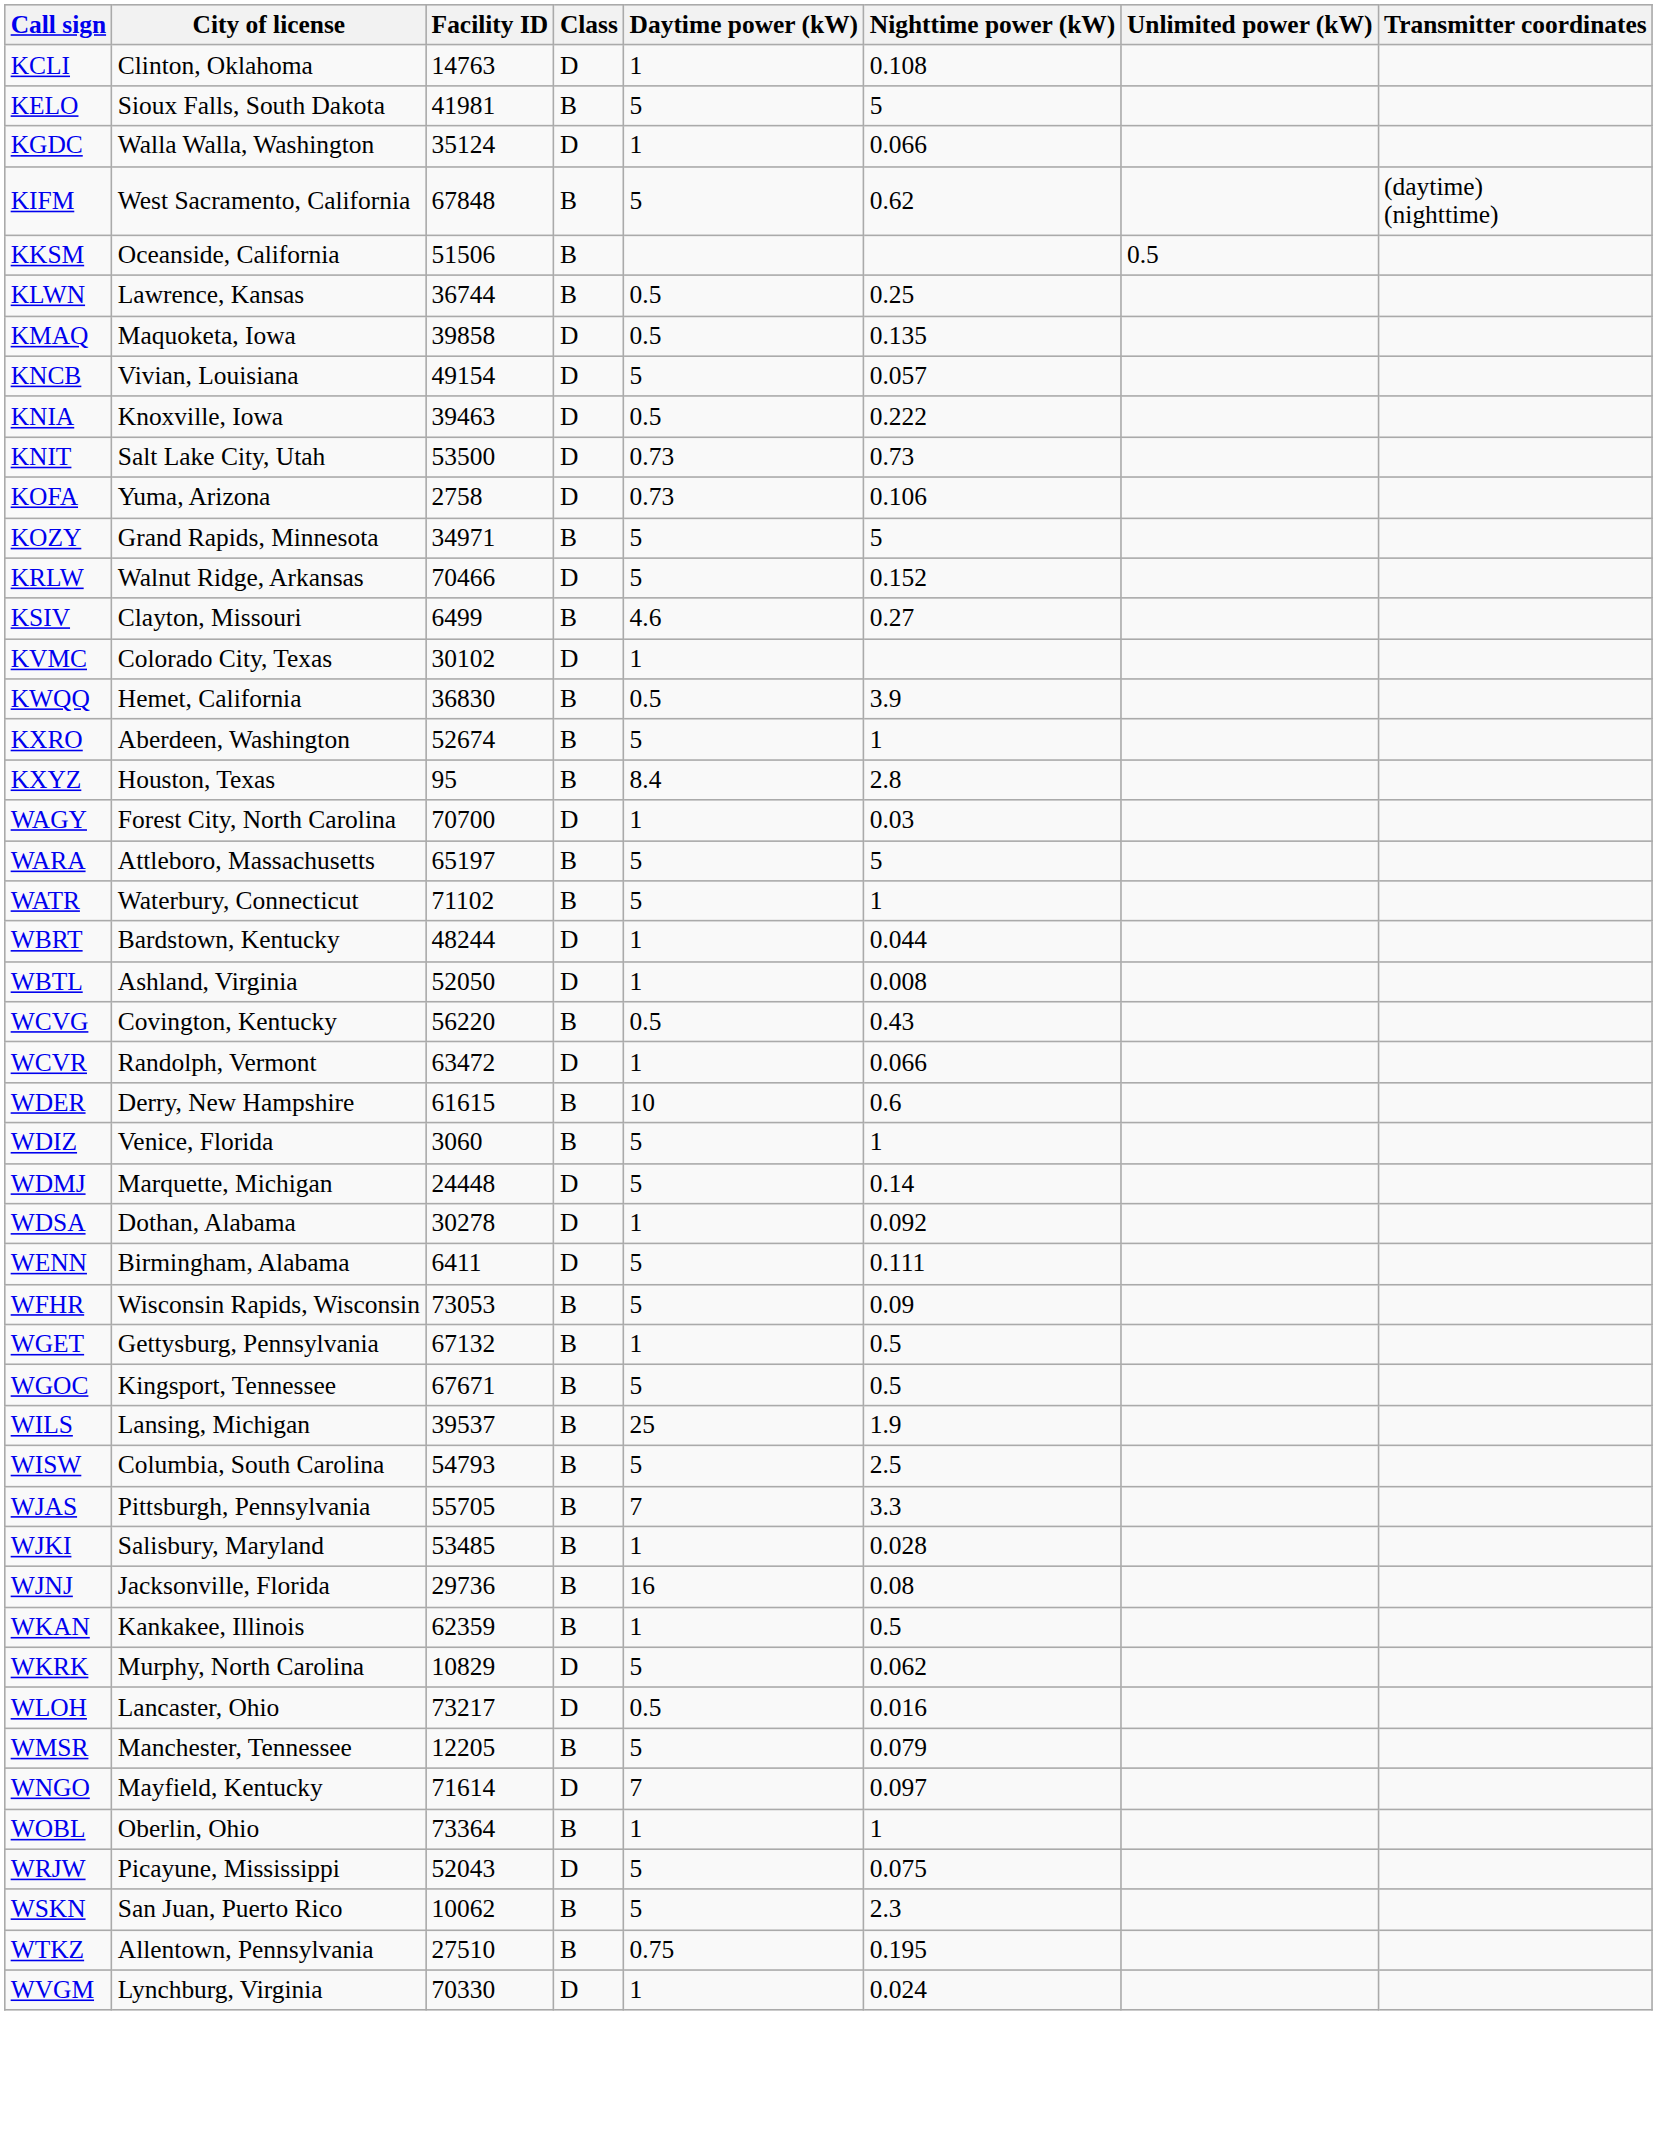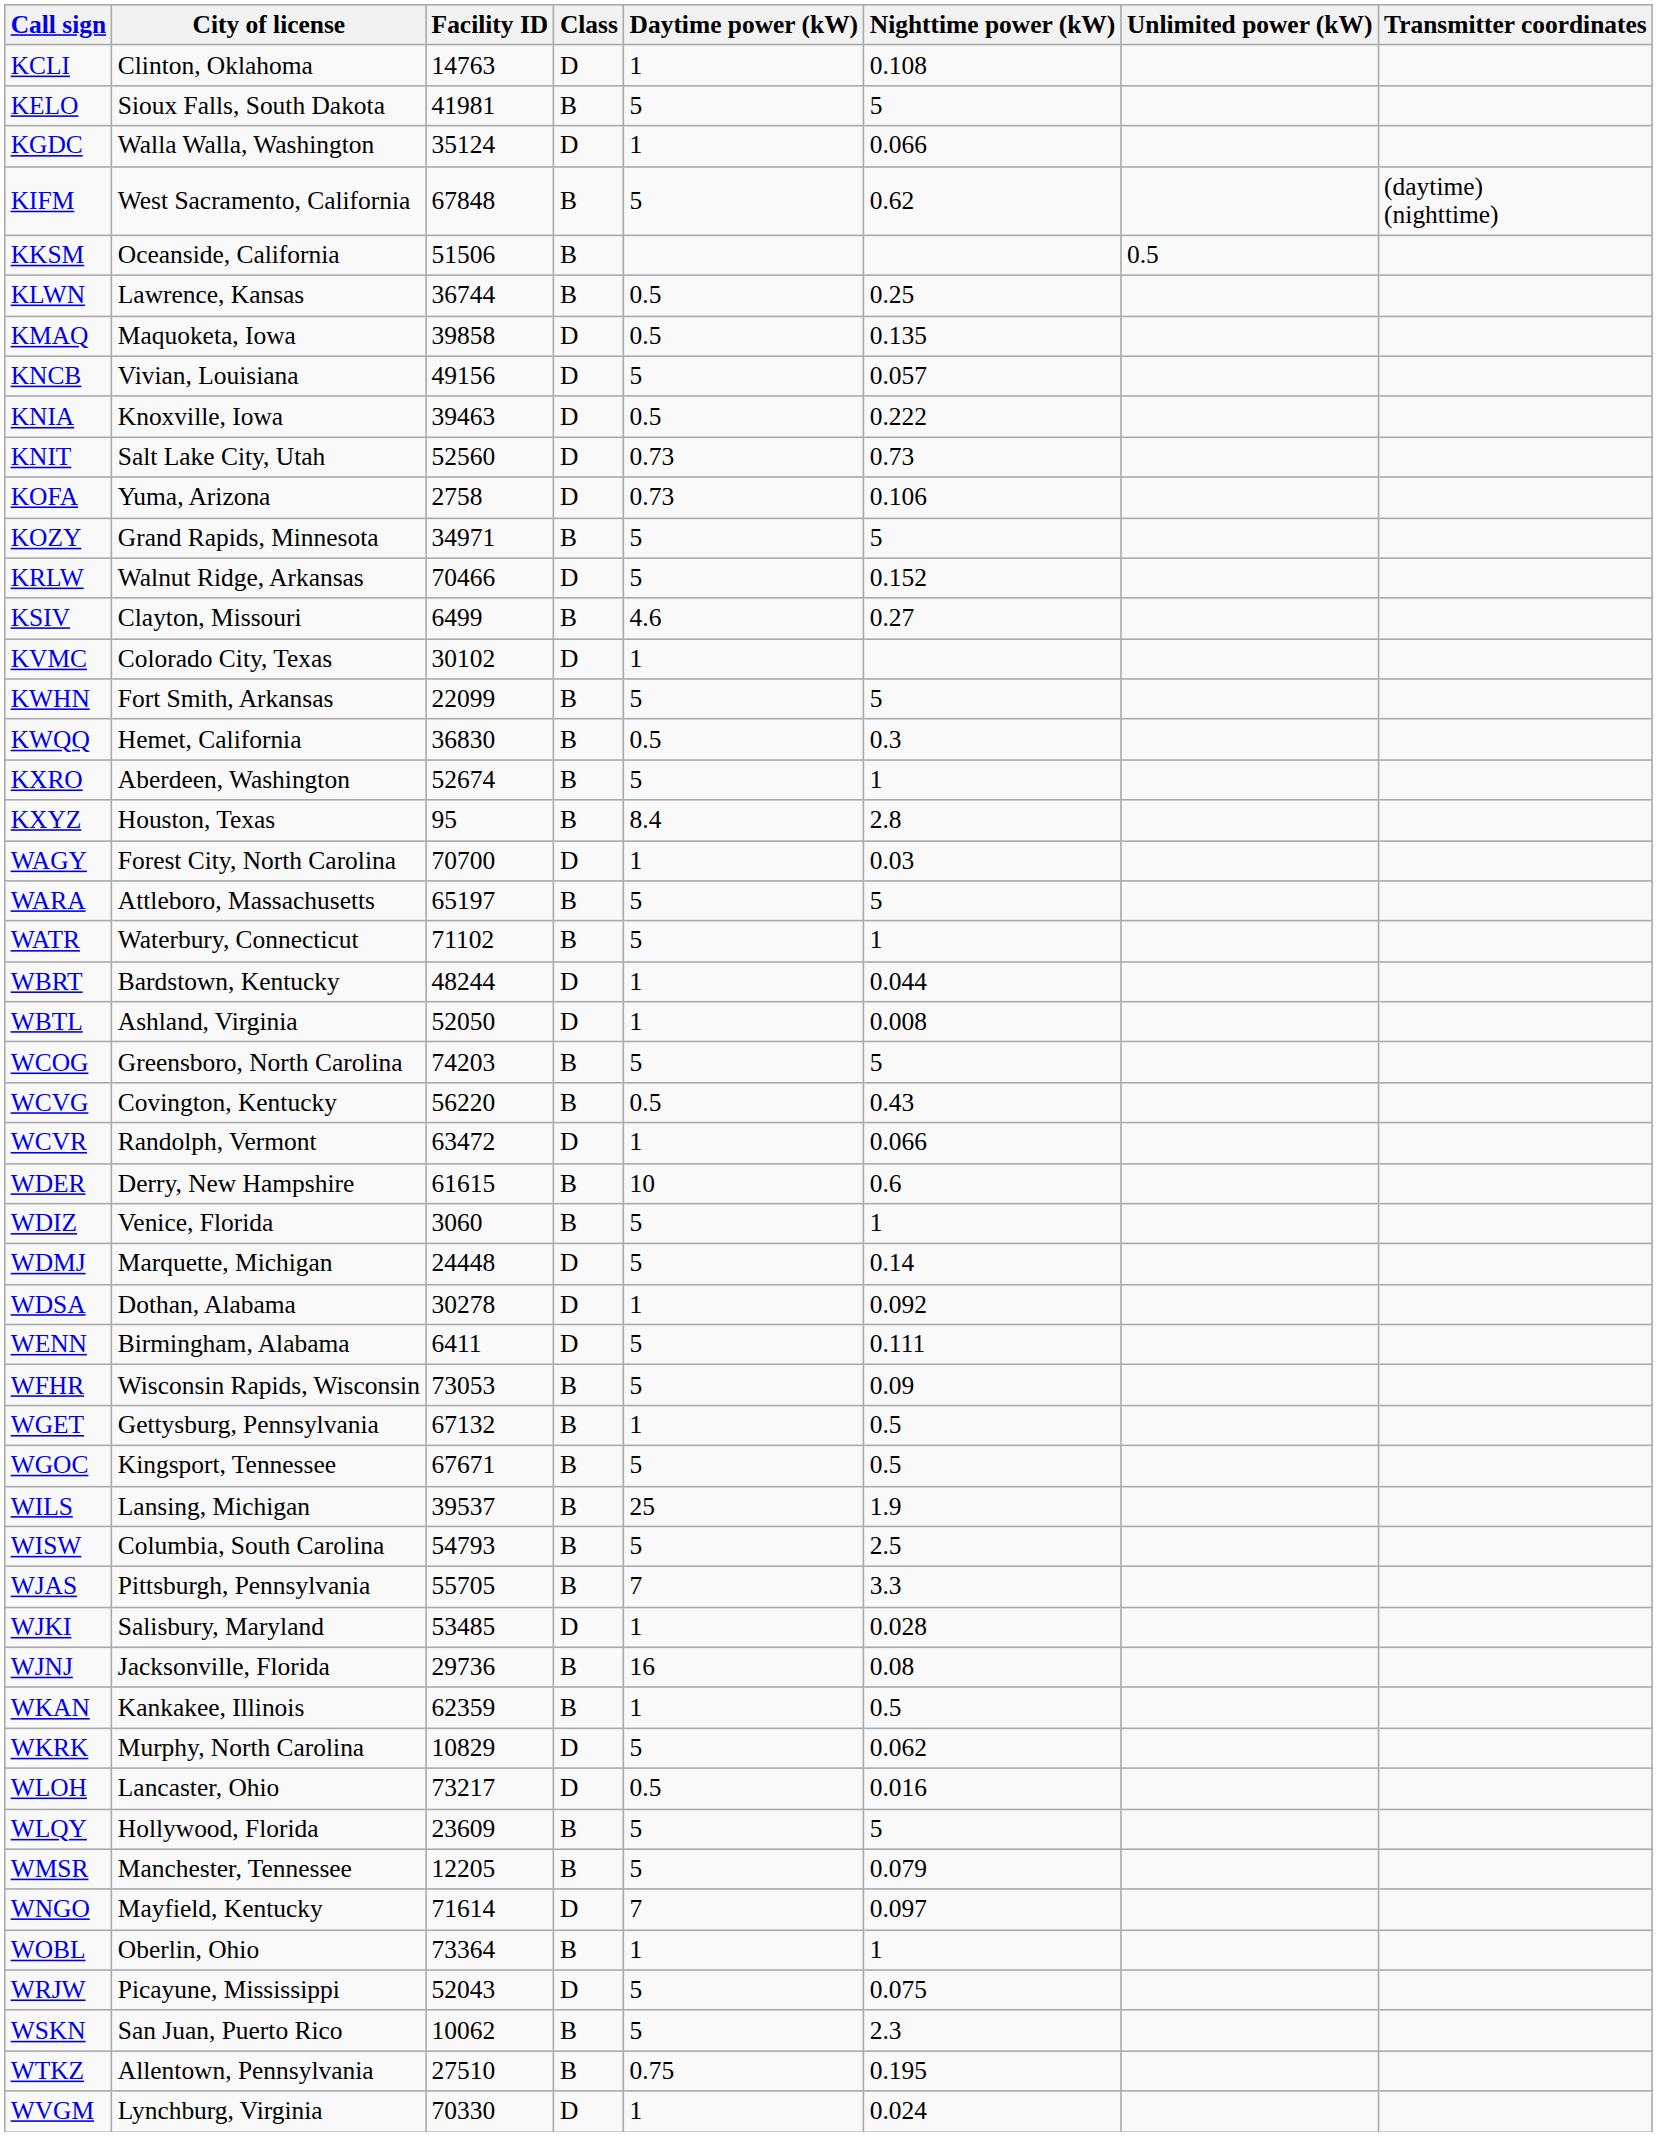(463, 376) 49154 -> (463, 376) 49156
(463, 456) 53500 -> (463, 456) 52560
+ row: (50, 698)
(886, 698) 3.9 -> (886, 739) 0.3
+ row: (50, 1061)
(568, 1546) B -> (569, 1626) D
+ row: (49, 1828)
